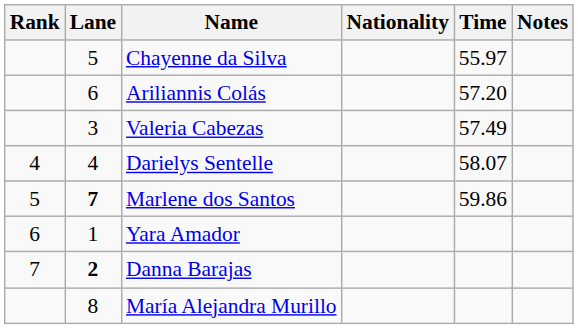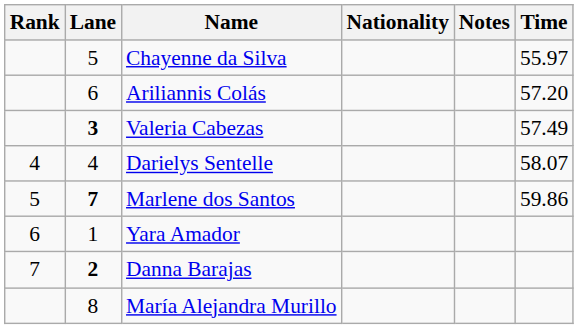columns swapped: (483, 22) <-> (543, 22)
(93, 128) normal -> (93, 128) bold
